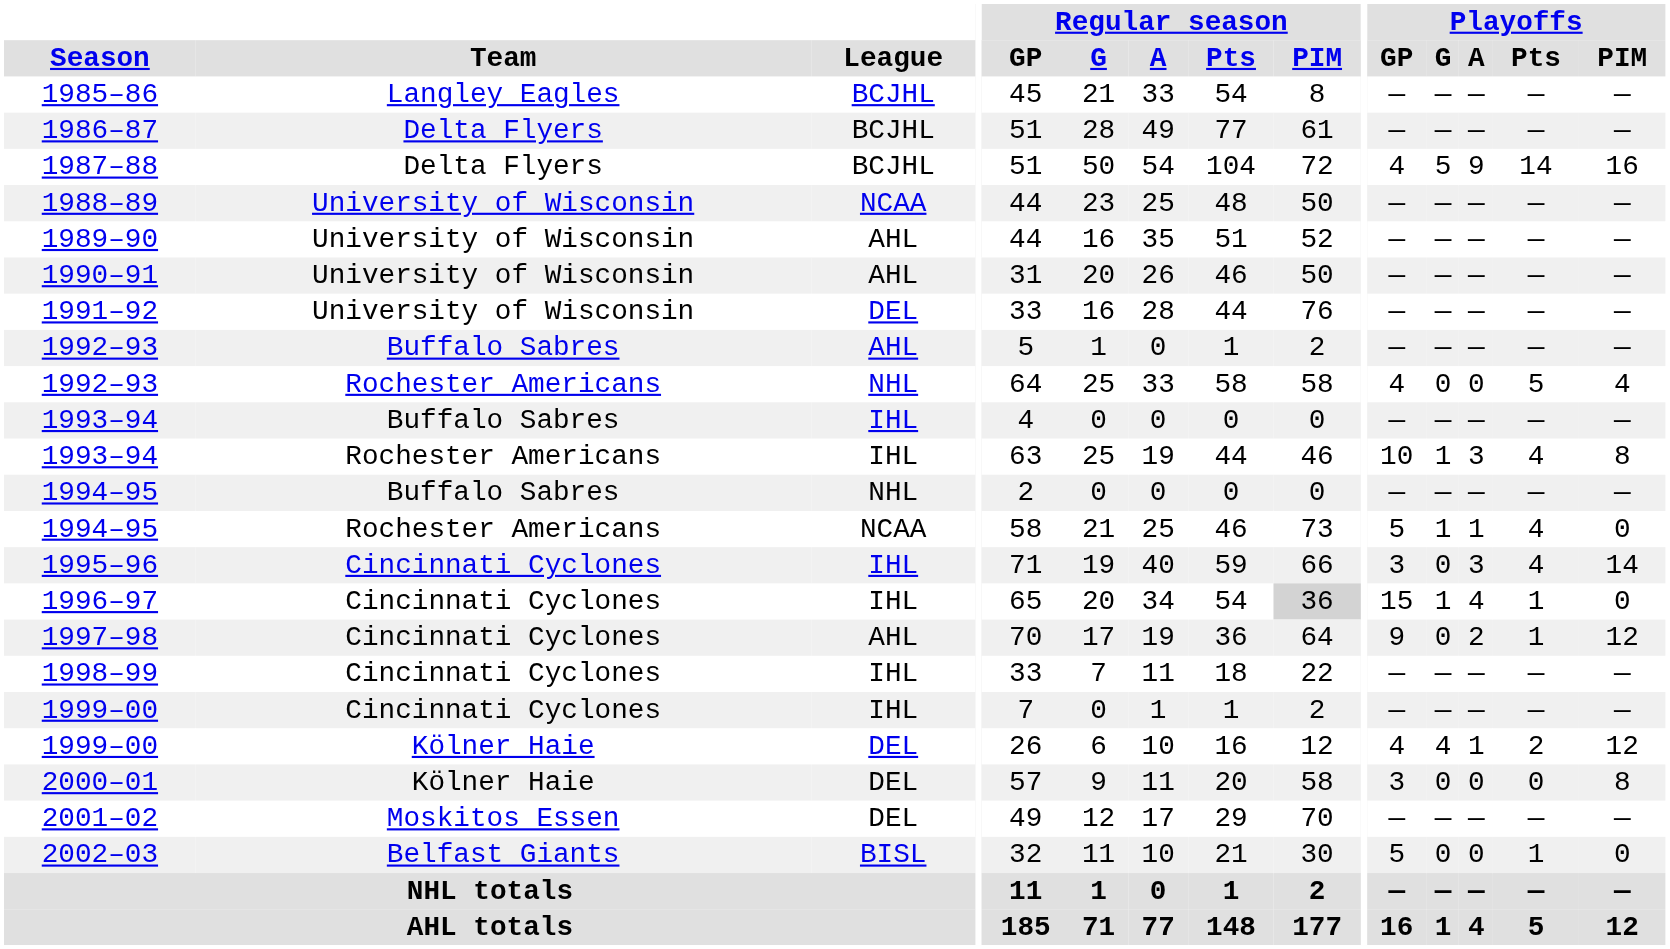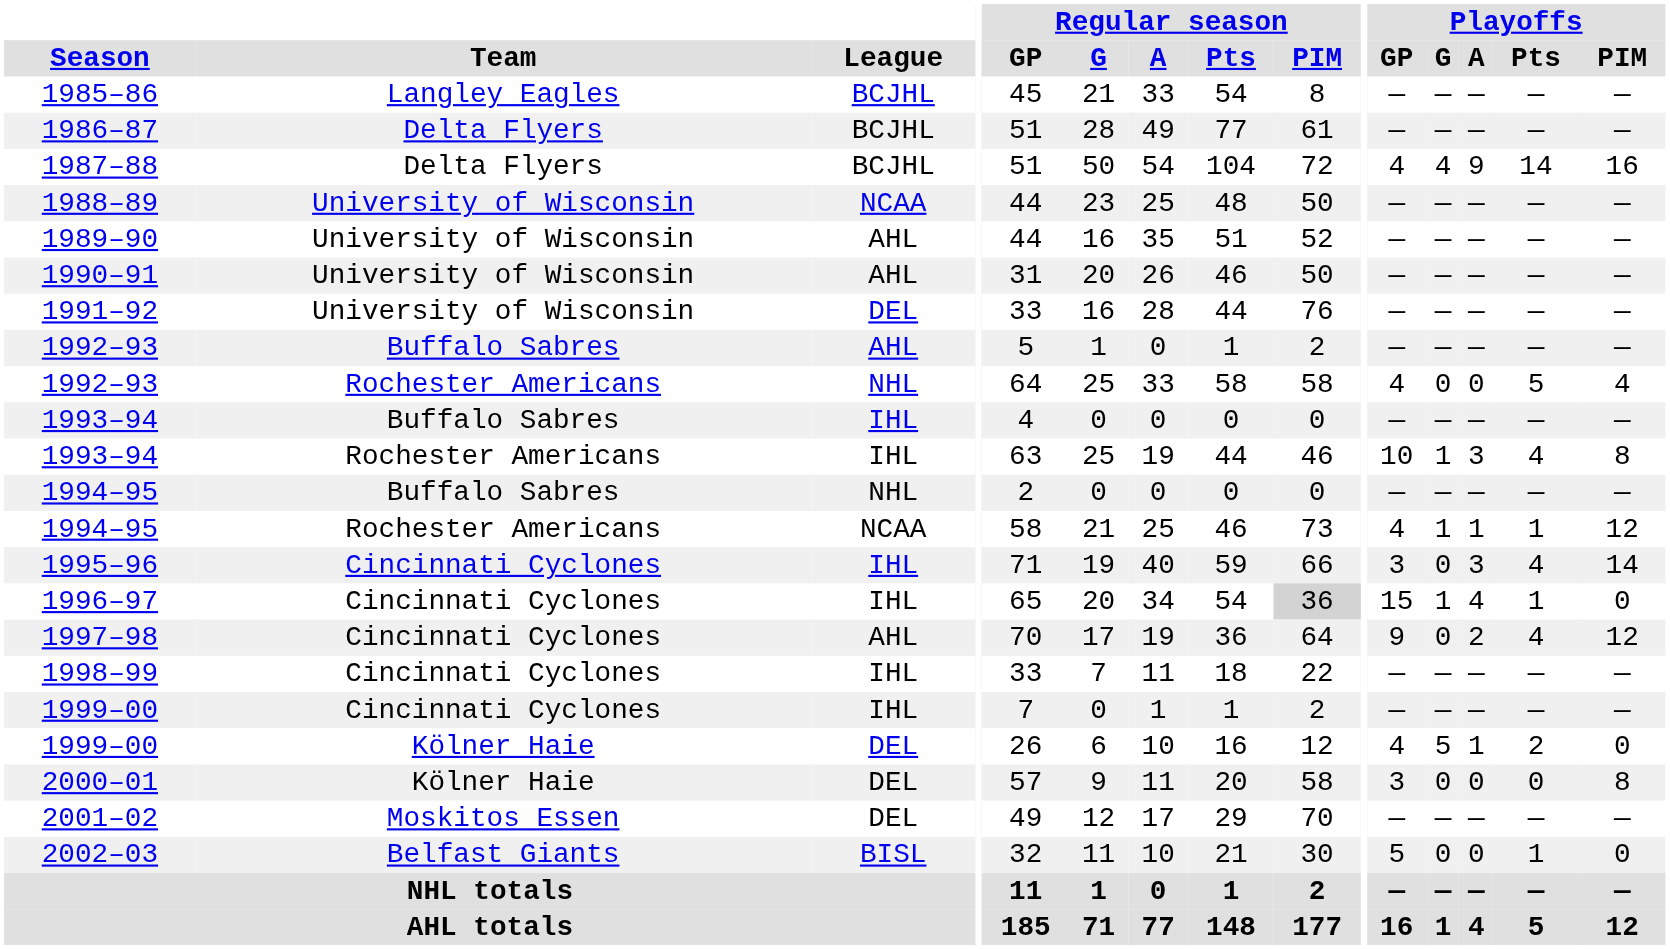(1443, 167) 5 -> (1443, 167) 4
(1397, 529) 5 -> (1397, 529) 4
(1536, 529) 4 -> (1536, 529) 1
(1622, 529) 0 -> (1622, 529) 12
(1536, 638) 1 -> (1536, 638) 4
(1443, 746) 4 -> (1443, 746) 5
(1622, 746) 12 -> (1622, 746) 0
